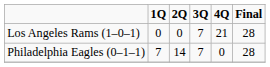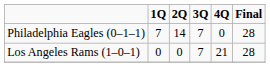rows swapped: (76, 52) <-> (74, 33)
